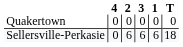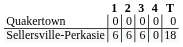columns swapped: (155, 7) <-> (114, 7)
